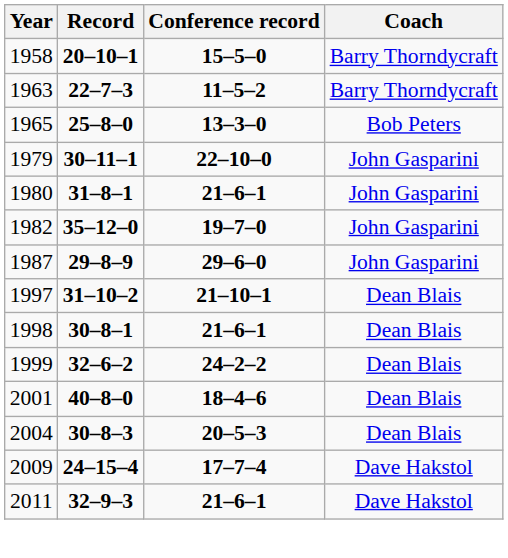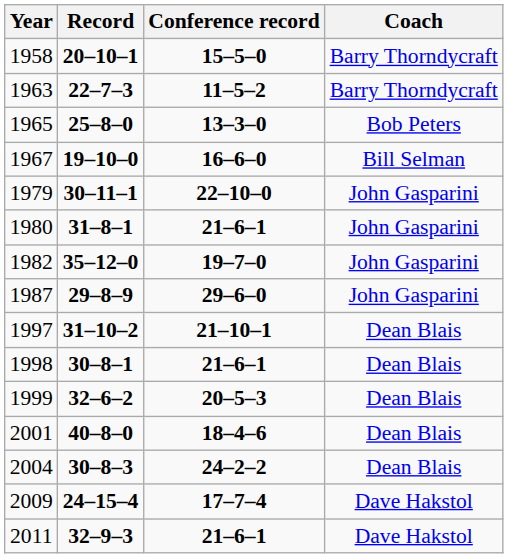+ row: (31, 158)
(234, 364) 24–2–2 -> (234, 398) 20–5–3
(234, 432) 20–5–3 -> (234, 466) 24–2–2
